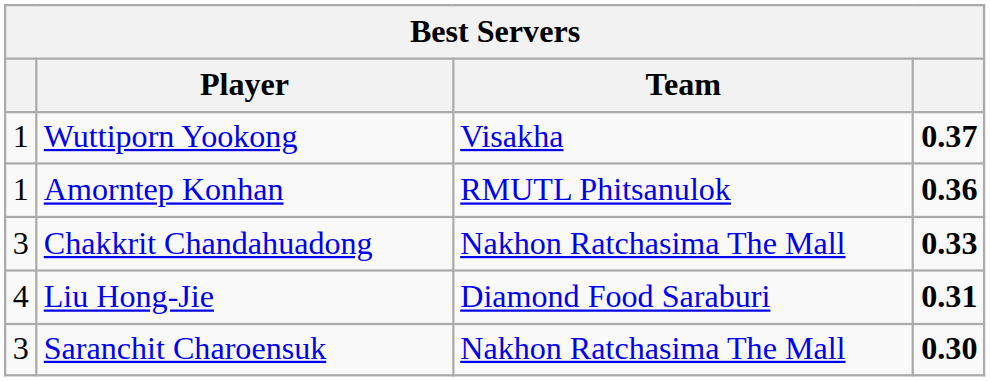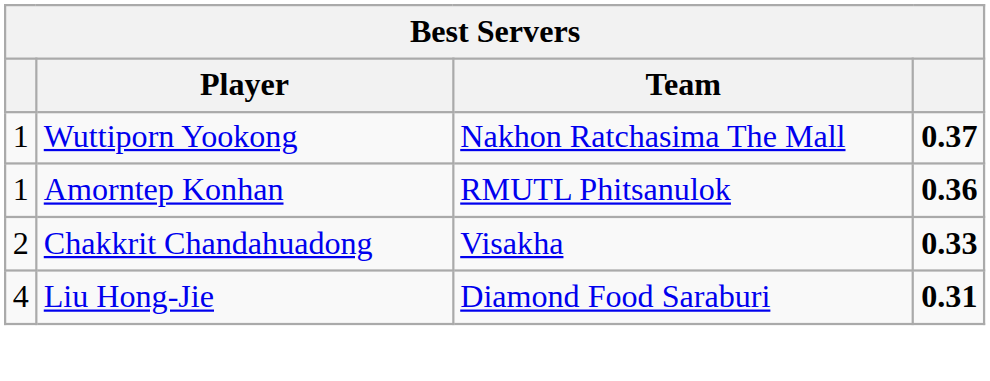(512, 137) Visakha -> (653, 137) Nakhon Ratchasima The Mall
(21, 243) 3 -> (21, 243) 2
(653, 243) Nakhon Ratchasima The Mall -> (512, 243) Visakha
- row: (185, 349)
